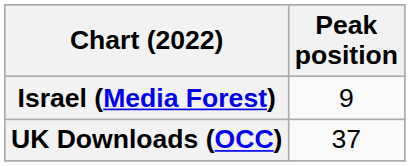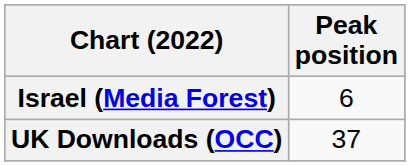(346, 97) 9 -> (346, 97) 6
